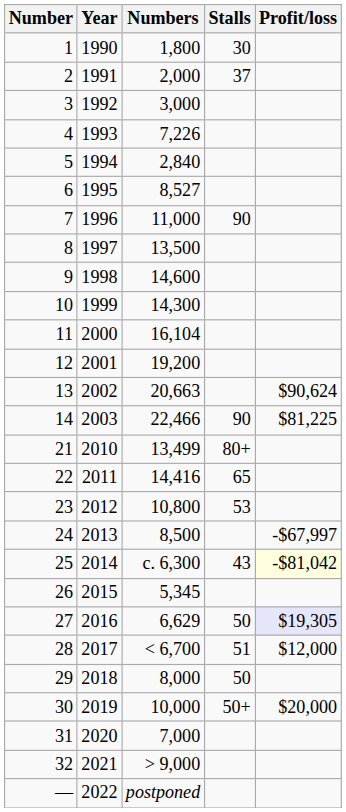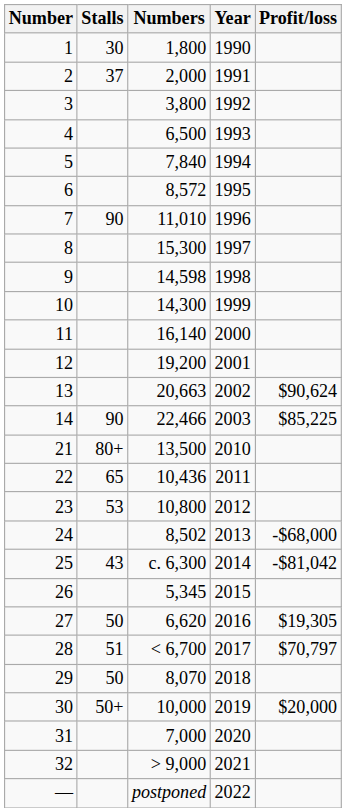columns swapped: (99, 18) <-> (230, 18)
(180, 104) 3,000 -> (186, 104) 3,800
(180, 133) 7,226 -> (186, 133) 6,500
(180, 162) 2,840 -> (186, 162) 7,840
(180, 190) 8,527 -> (186, 190) 8,572
(176, 219) 11,000 -> (182, 219) 11,010
(175, 248) 13,500 -> (181, 248) 15,300
(175, 276) 14,600 -> (181, 276) 14,598
(175, 334) 16,104 -> (181, 334) 16,140
(308, 420) $81,225 -> (308, 420) $85,225
(175, 448) 13,499 -> (181, 448) 13,500
(175, 477) 14,416 -> (181, 477) 10,436
(180, 534) 8,500 -> (186, 534) 8,502
(305, 534) -$67,997 -> (305, 534) -$68,000
(305, 563) lightyellow background -> (305, 563) no background
(180, 620) 6,629 -> (186, 620) 6,620
(308, 620) lavender background -> (308, 620) no background
(308, 649) $12,000 -> (308, 649) $70,797
(180, 678) 8,000 -> (186, 678) 8,070
